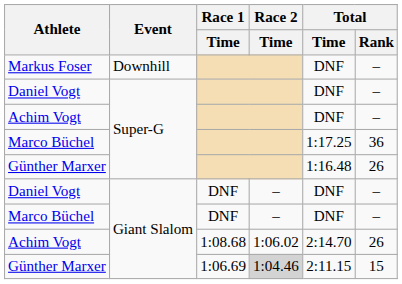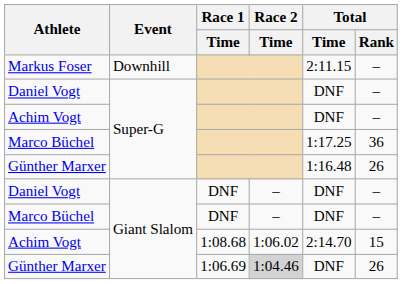(329, 67) DNF -> (329, 67) 2:11.15
(376, 241) 26 -> (376, 241) 15
(329, 266) 2:11.15 -> (329, 266) DNF
(376, 266) 15 -> (376, 266) 26
